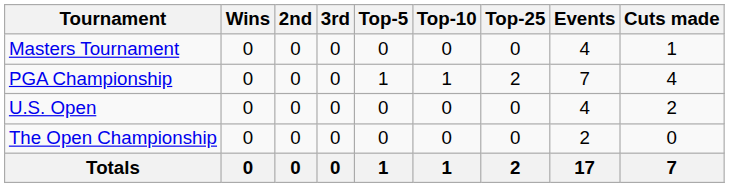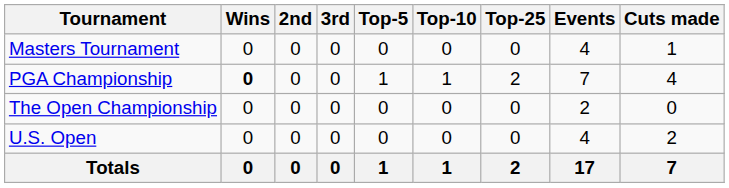(248, 78) normal -> (248, 78) bold
rows swapped: (53, 108) <-> (113, 138)
